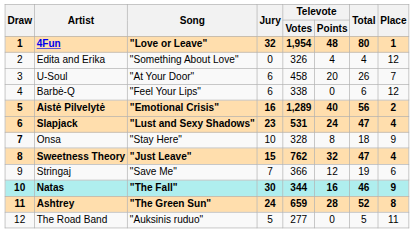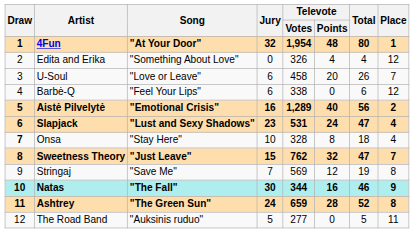(169, 44) "Love or Leave" -> (166, 44) "At Your Door"
(162, 76) "At Your Door" -> (165, 76) "Love or Leave"
(393, 140) 9 -> (393, 140) 4
(393, 156) 4 -> (393, 156) 7
(299, 172) 366 -> (299, 172) 569
(393, 172) 6 -> (393, 172) 8
